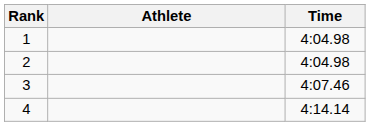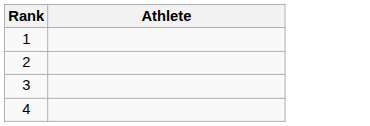- column: (325, 16)
